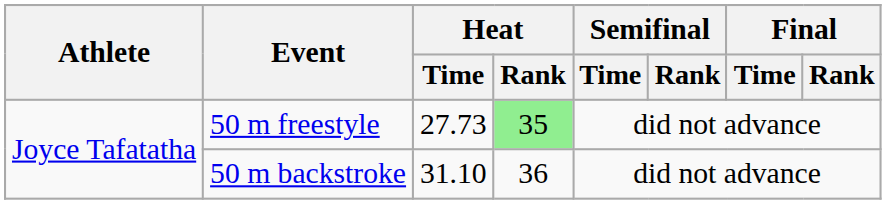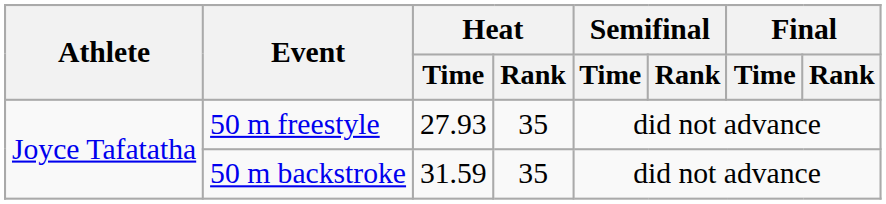(453, 124) 27.73 -> (453, 124) 27.93
(533, 124) lightgreen background -> (533, 124) no background
(453, 173) 31.10 -> (453, 173) 31.59
(533, 173) 36 -> (533, 173) 35
